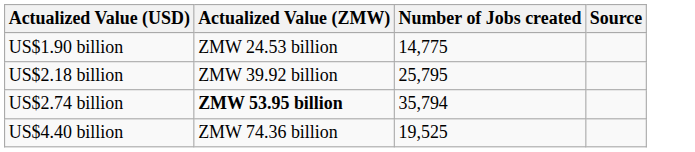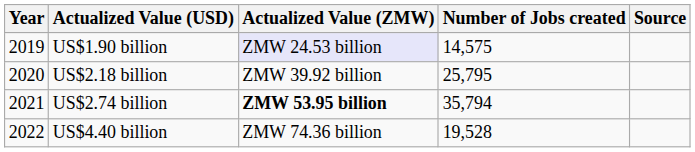+ column: (27, 18)
(268, 47) no background -> (312, 47) lavender background
(423, 47) 14,775 -> (467, 47) 14,575
(423, 132) 19,525 -> (467, 132) 19,528
